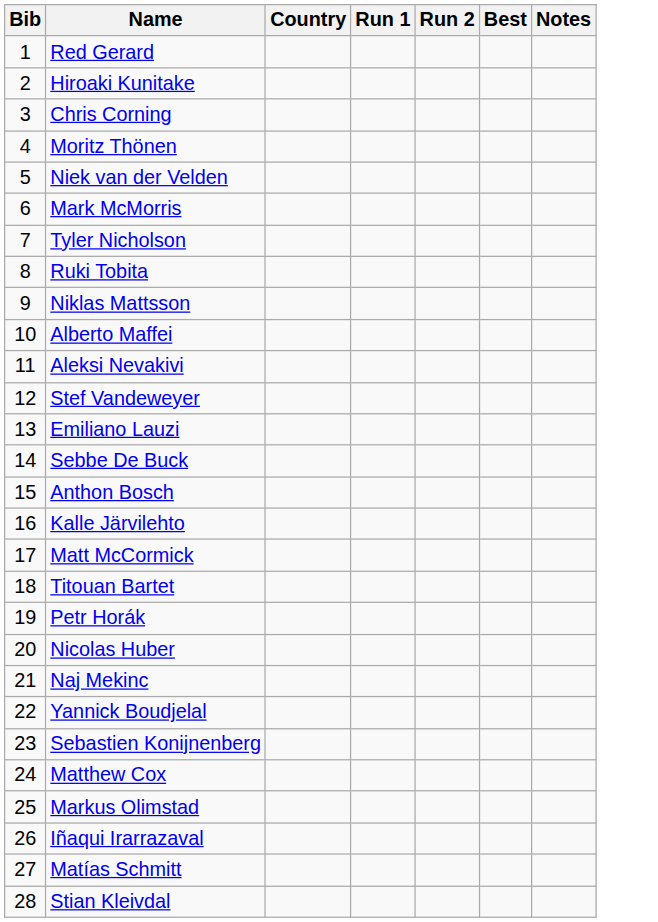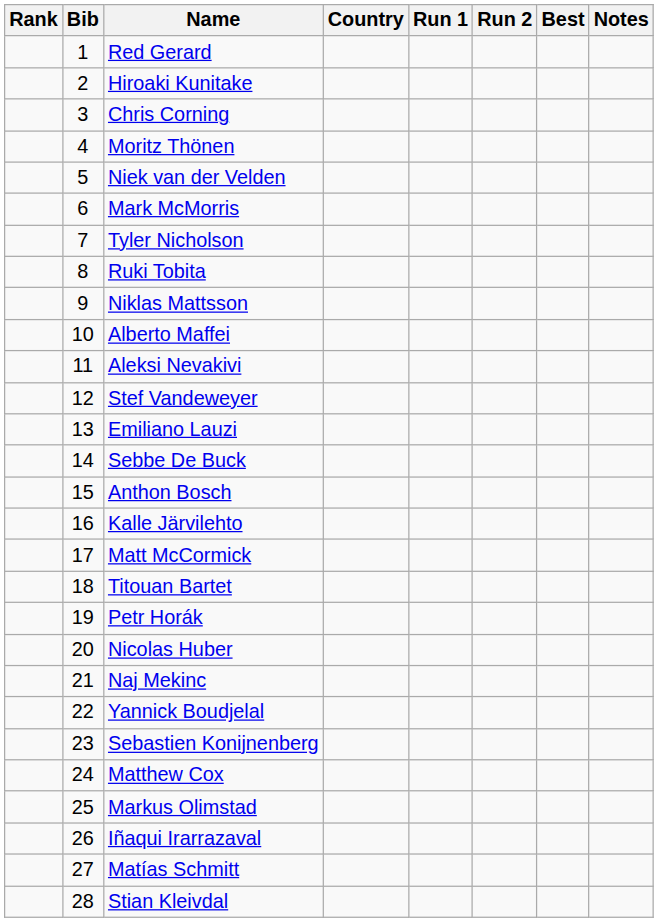+ column: (33, 20)
